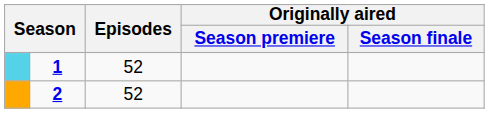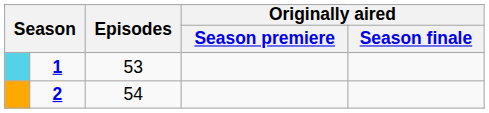(133, 66) 52 -> (133, 66) 53
(133, 94) 52 -> (133, 94) 54
